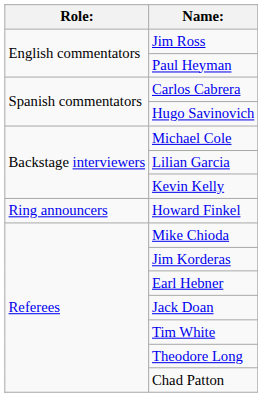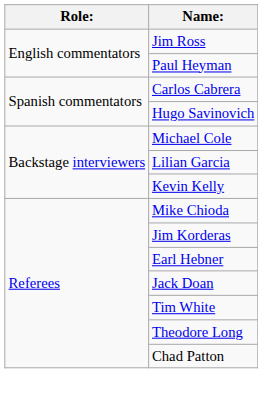- row: (196, 210)
